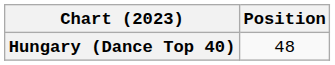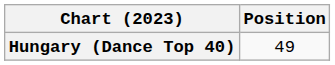(285, 47) 48 -> (285, 47) 49
